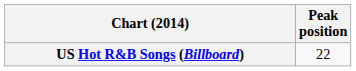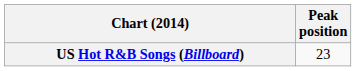(323, 54) 22 -> (323, 54) 23
